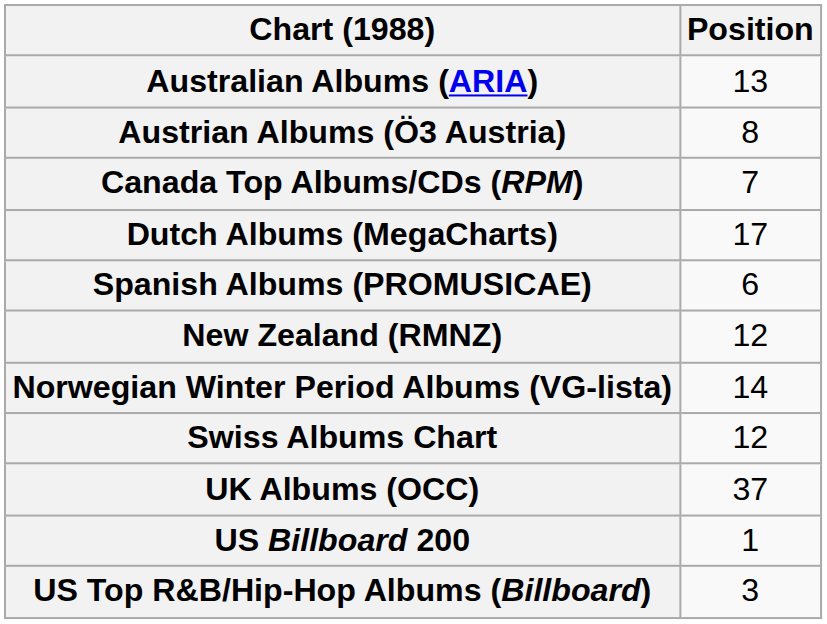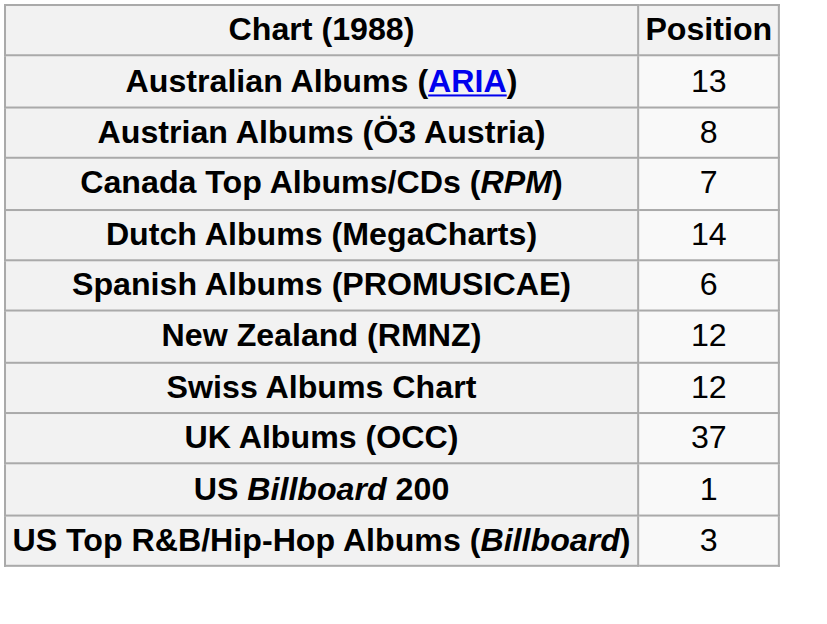(750, 234) 17 -> (709, 234) 14
- row: (342, 387)
